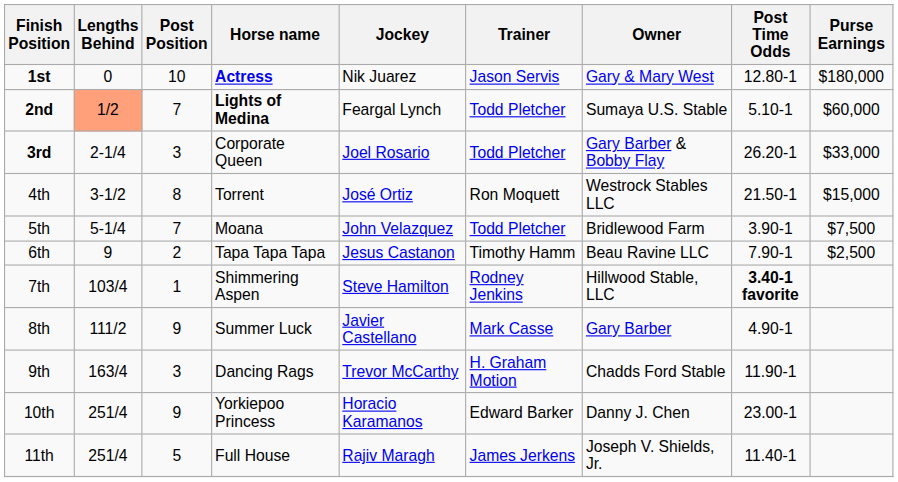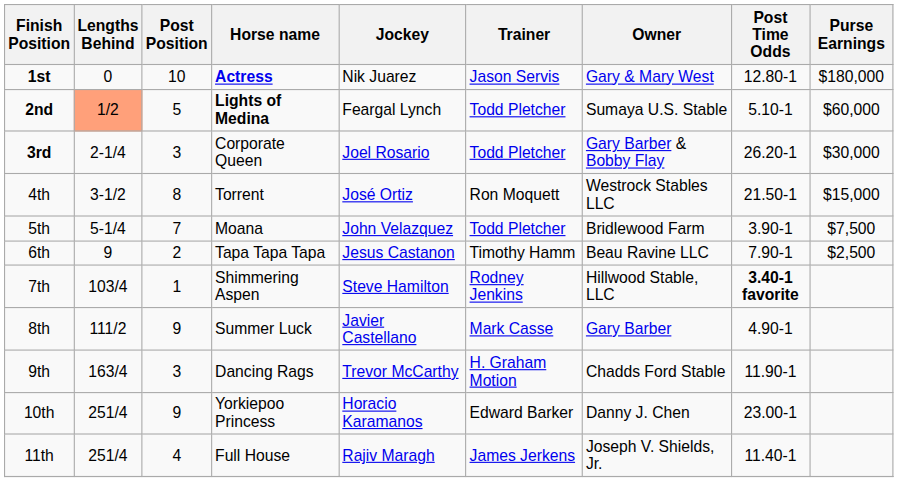(177, 111) 7 -> (177, 111) 5
(851, 153) $33,000 -> (851, 153) $30,000
(177, 456) 5 -> (177, 456) 4
